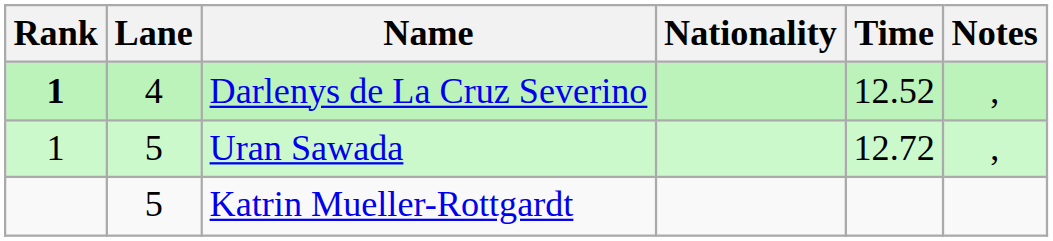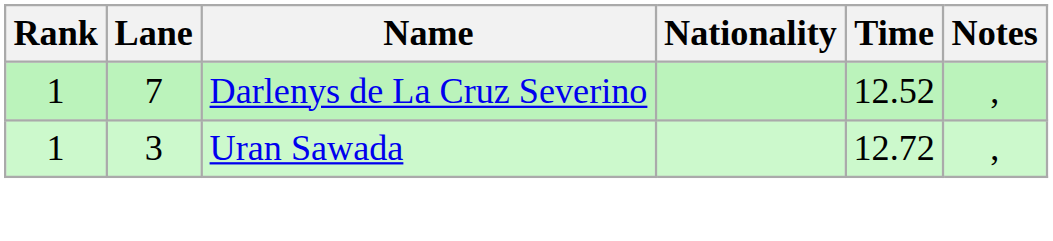(56, 90) bold -> (56, 90) normal
(154, 90) 4 -> (154, 90) 7
(154, 147) 5 -> (154, 147) 3
- row: (391, 205)
